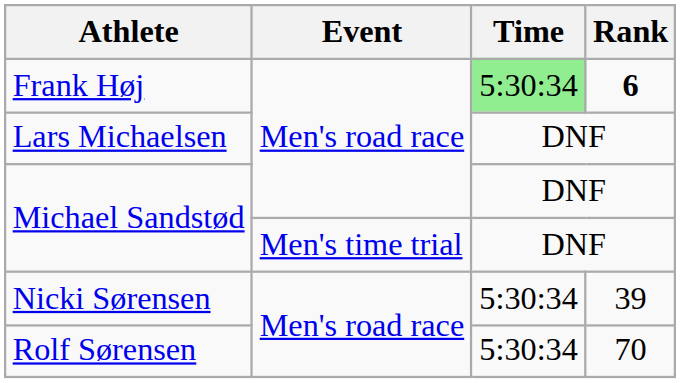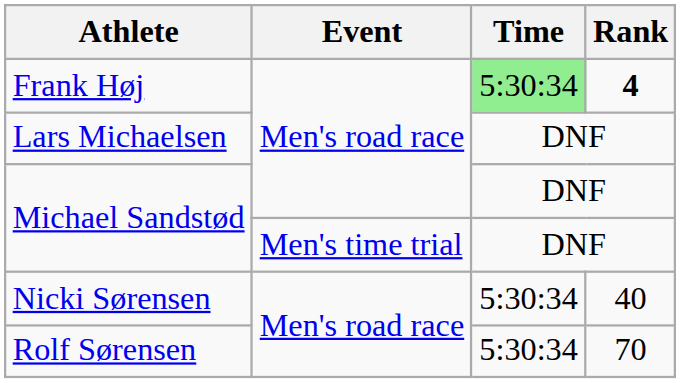(631, 84) 6 -> (631, 84) 4
(631, 297) 39 -> (631, 297) 40
